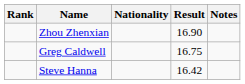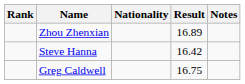(189, 32) 16.90 -> (189, 32) 16.89
rows swapped: (72, 51) <-> (68, 70)
